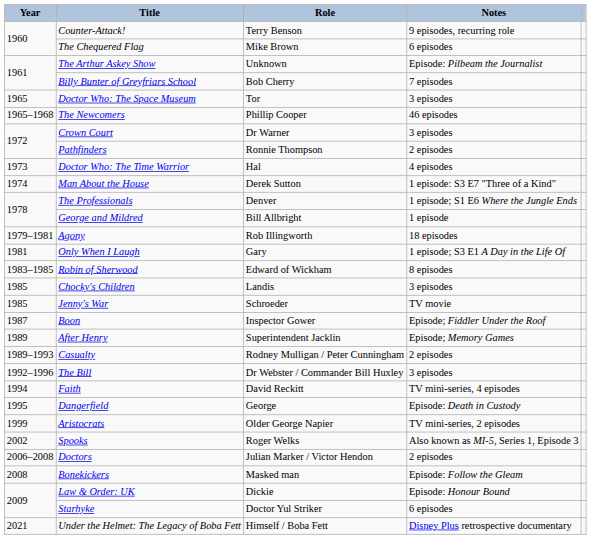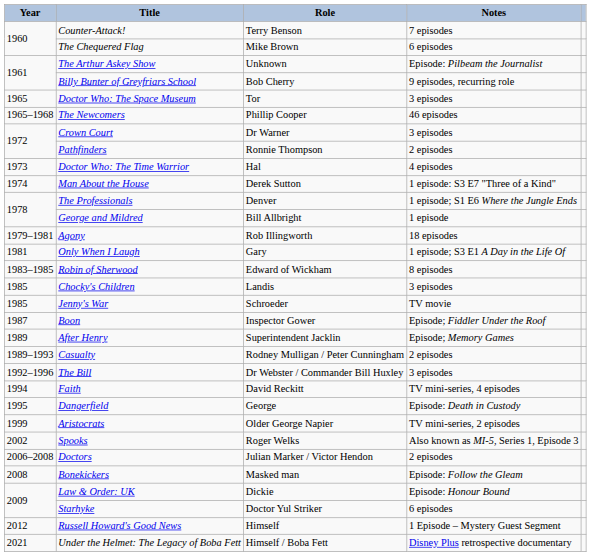(462, 30) 9 episodes, recurring role -> (431, 30) 7 episodes
(431, 81) 7 episodes -> (462, 81) 9 episodes, recurring role
+ row: (120, 526)
